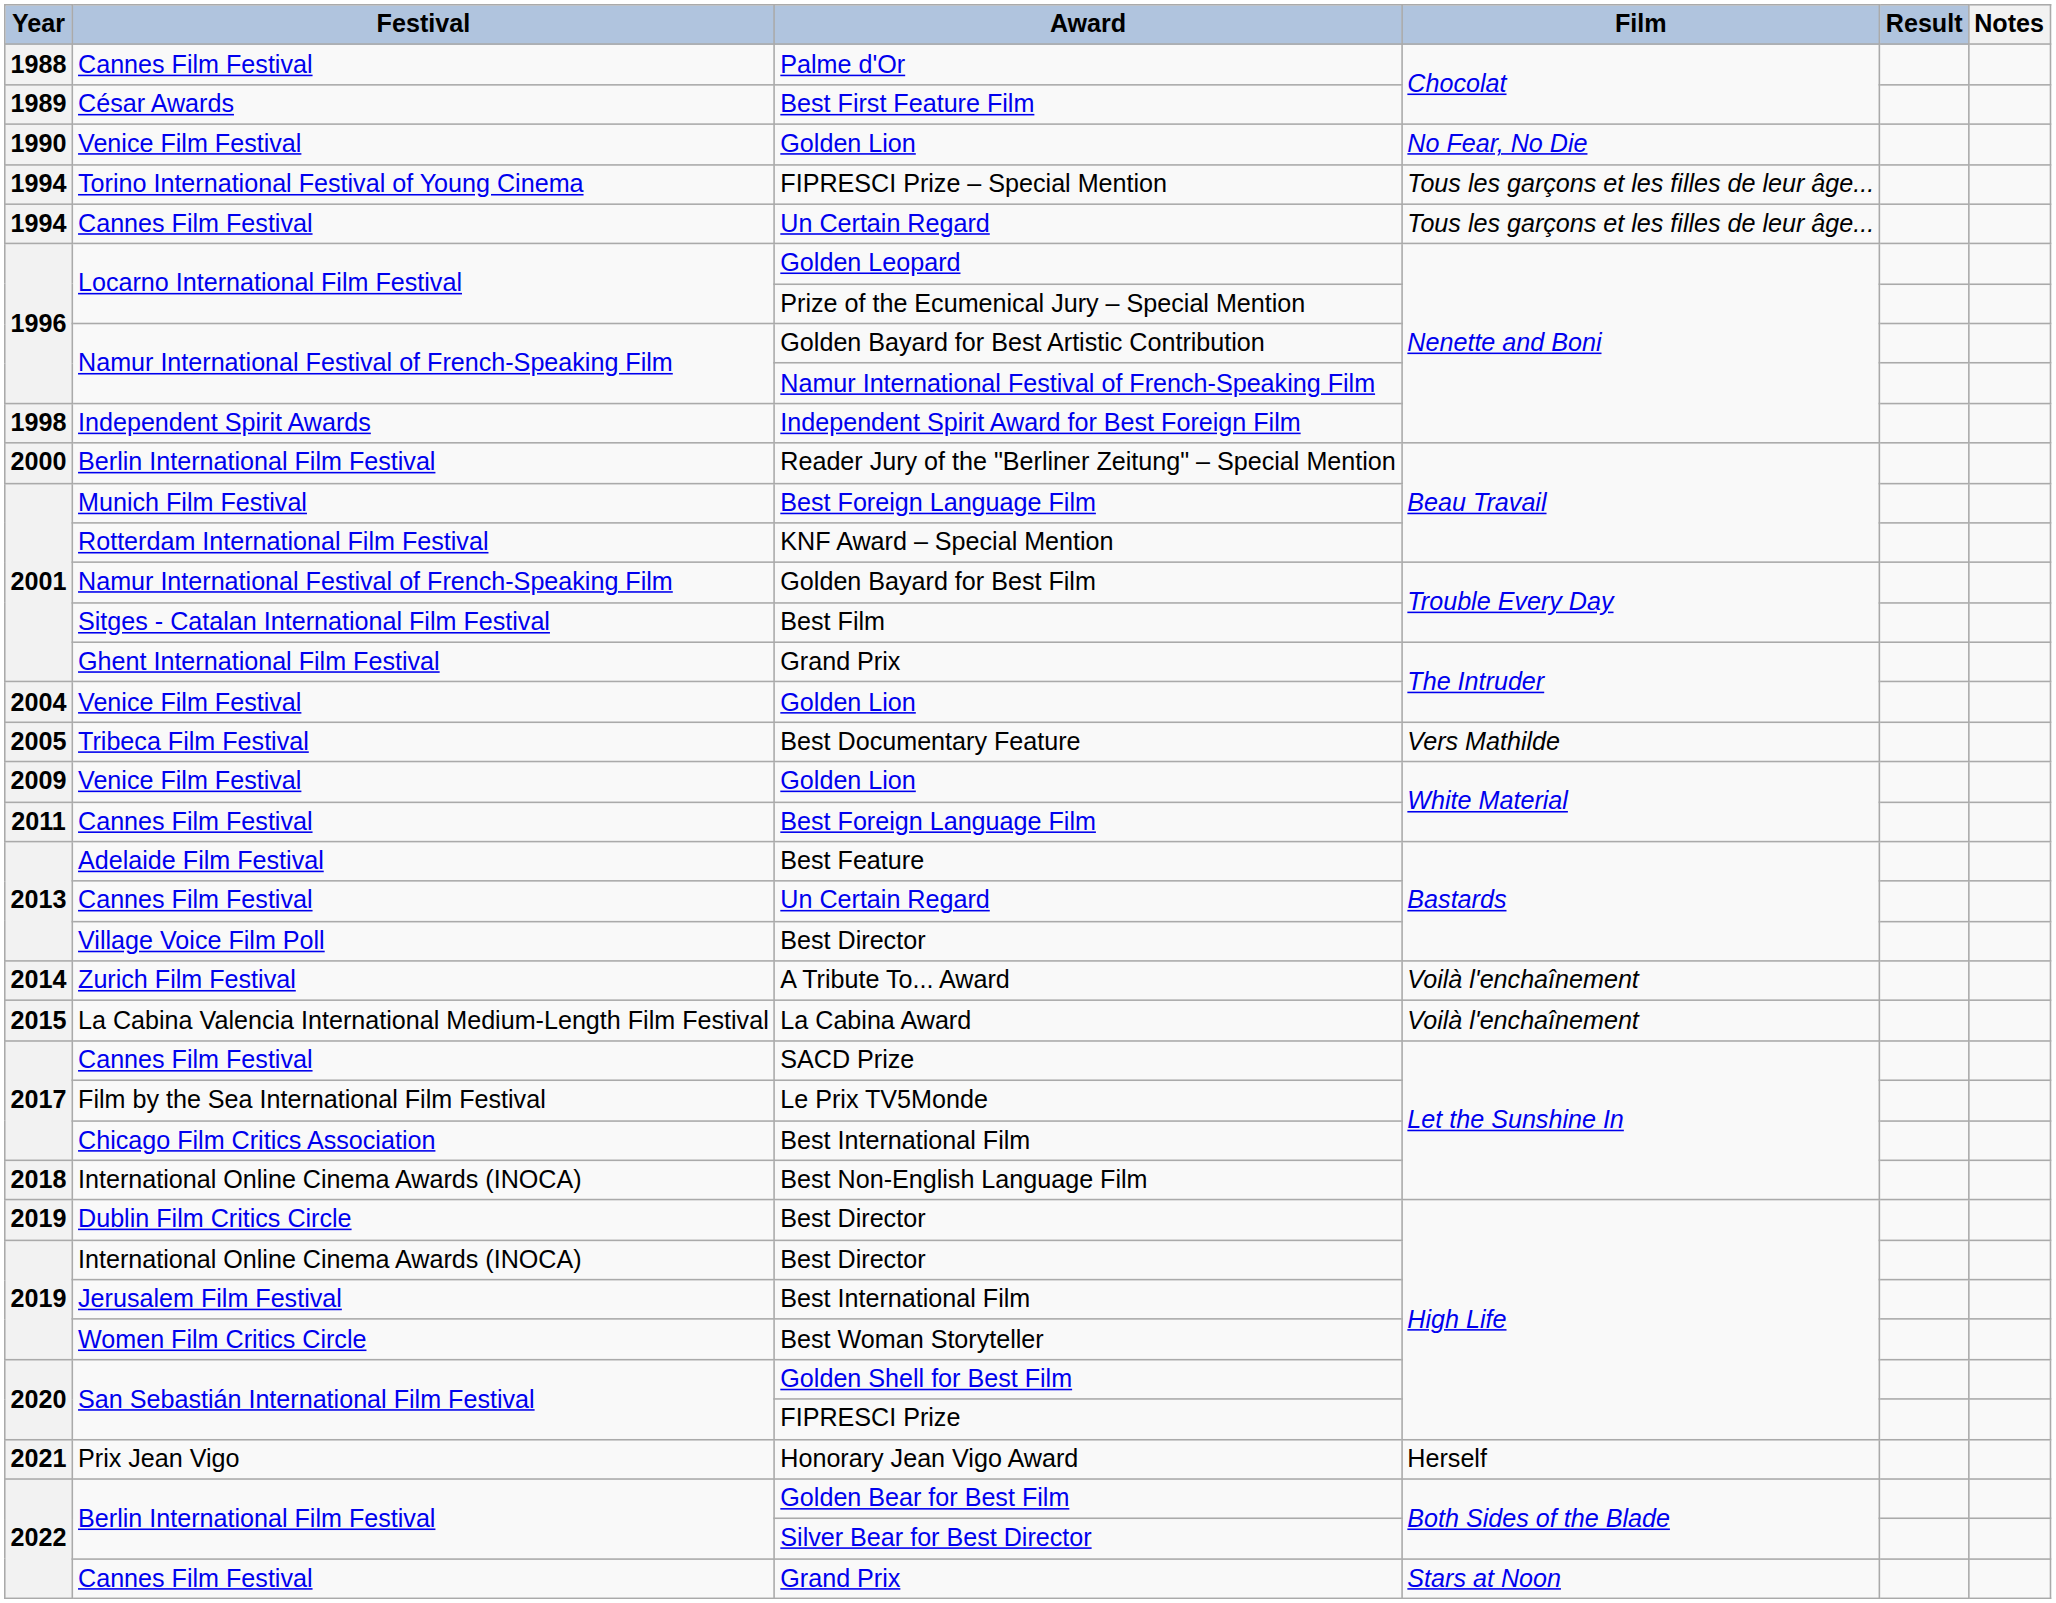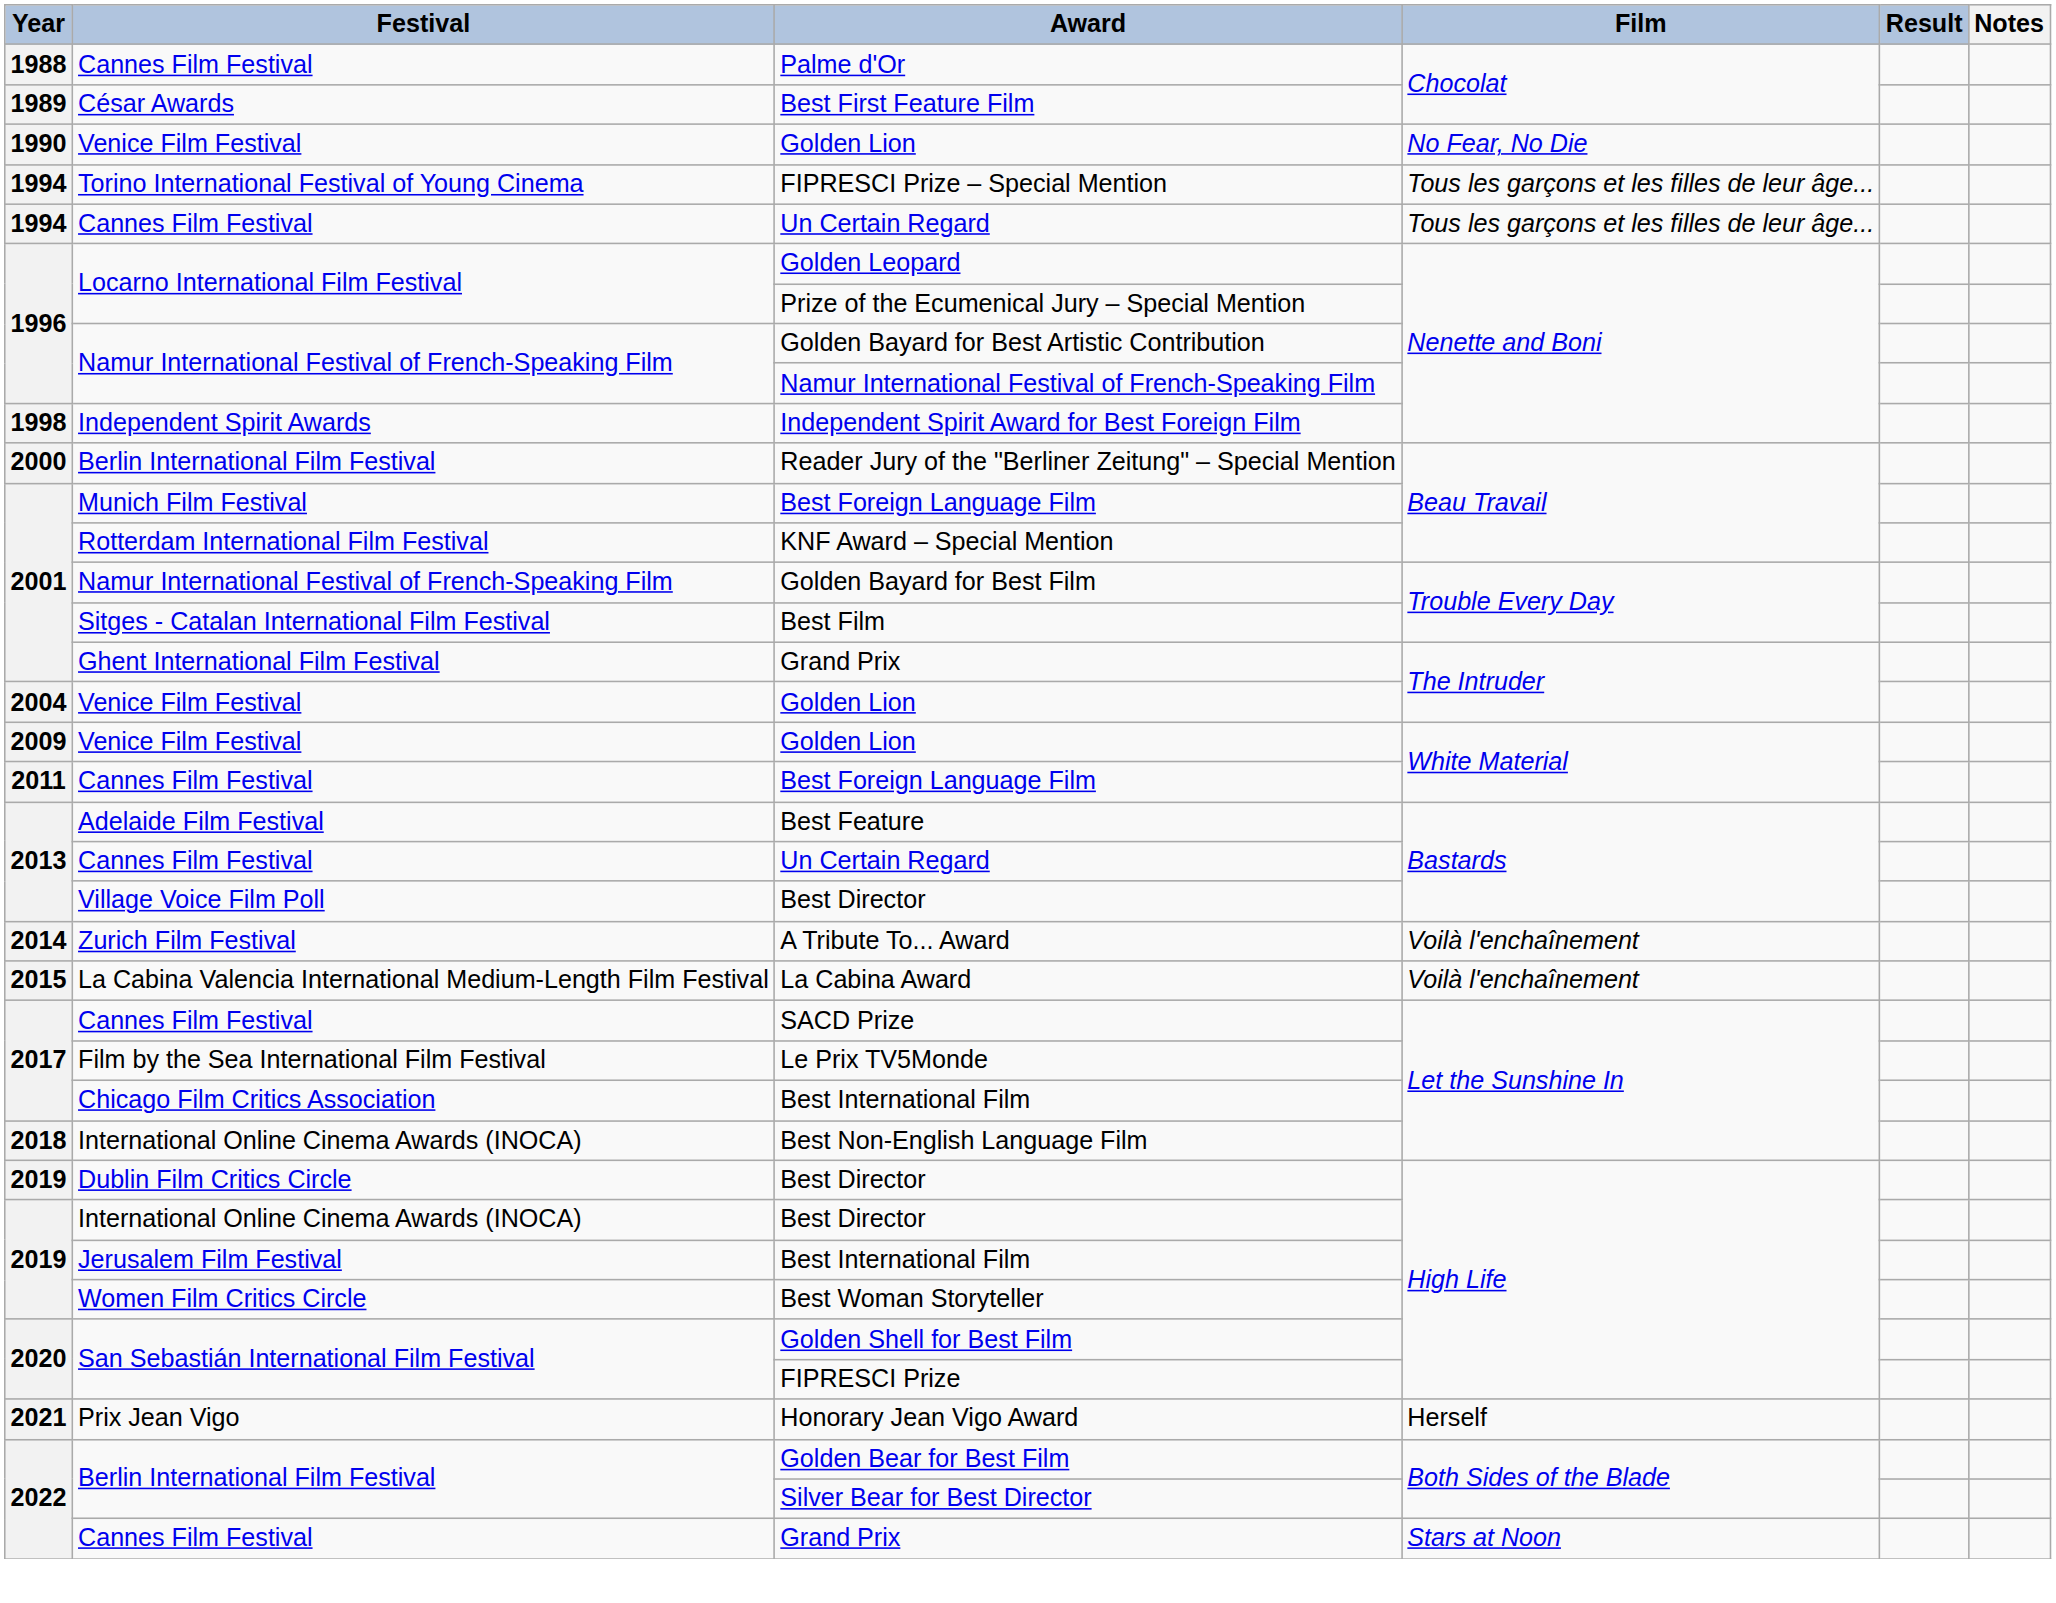- row: (39, 741)
